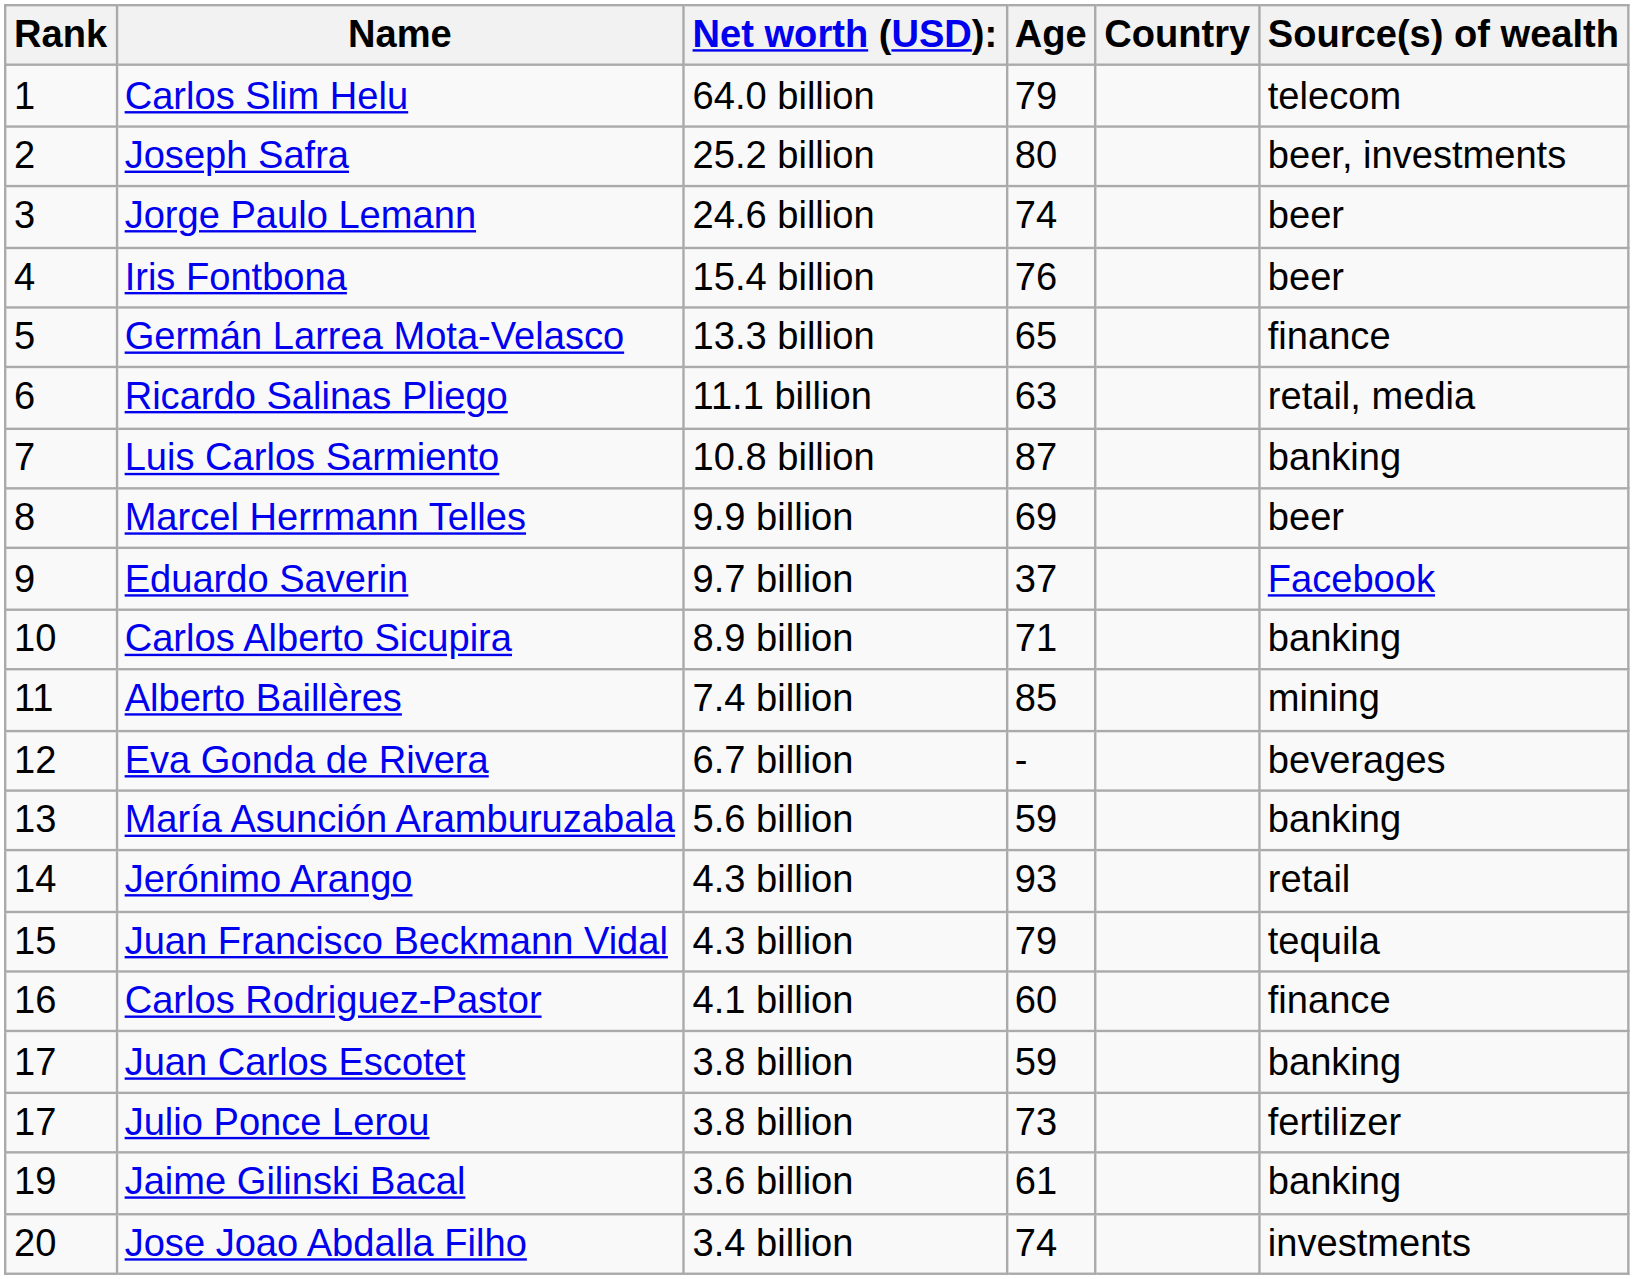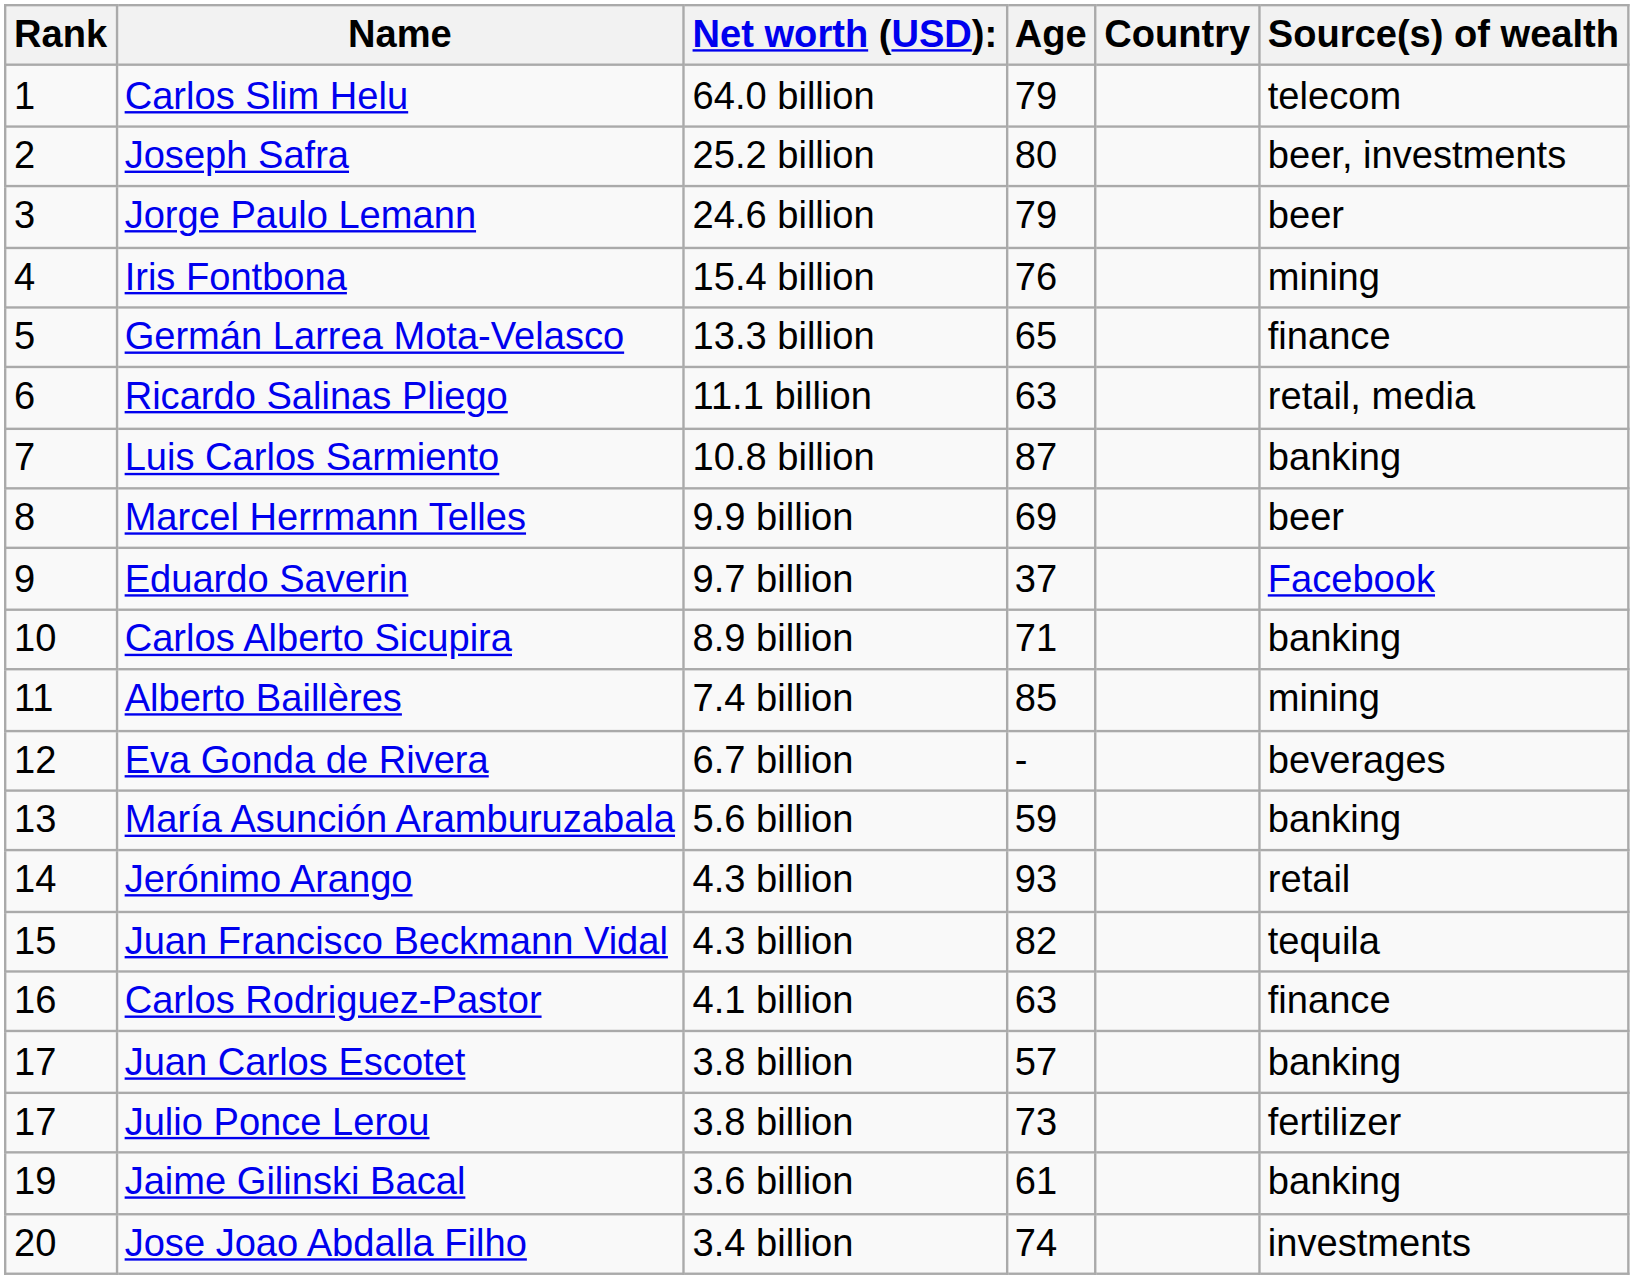(1036, 215) 74 -> (1036, 215) 79
(1306, 276) beer -> (1324, 276) mining
(1036, 940) 79 -> (1036, 940) 82
(1036, 1000) 60 -> (1036, 1000) 63
(1036, 1061) 59 -> (1036, 1061) 57
